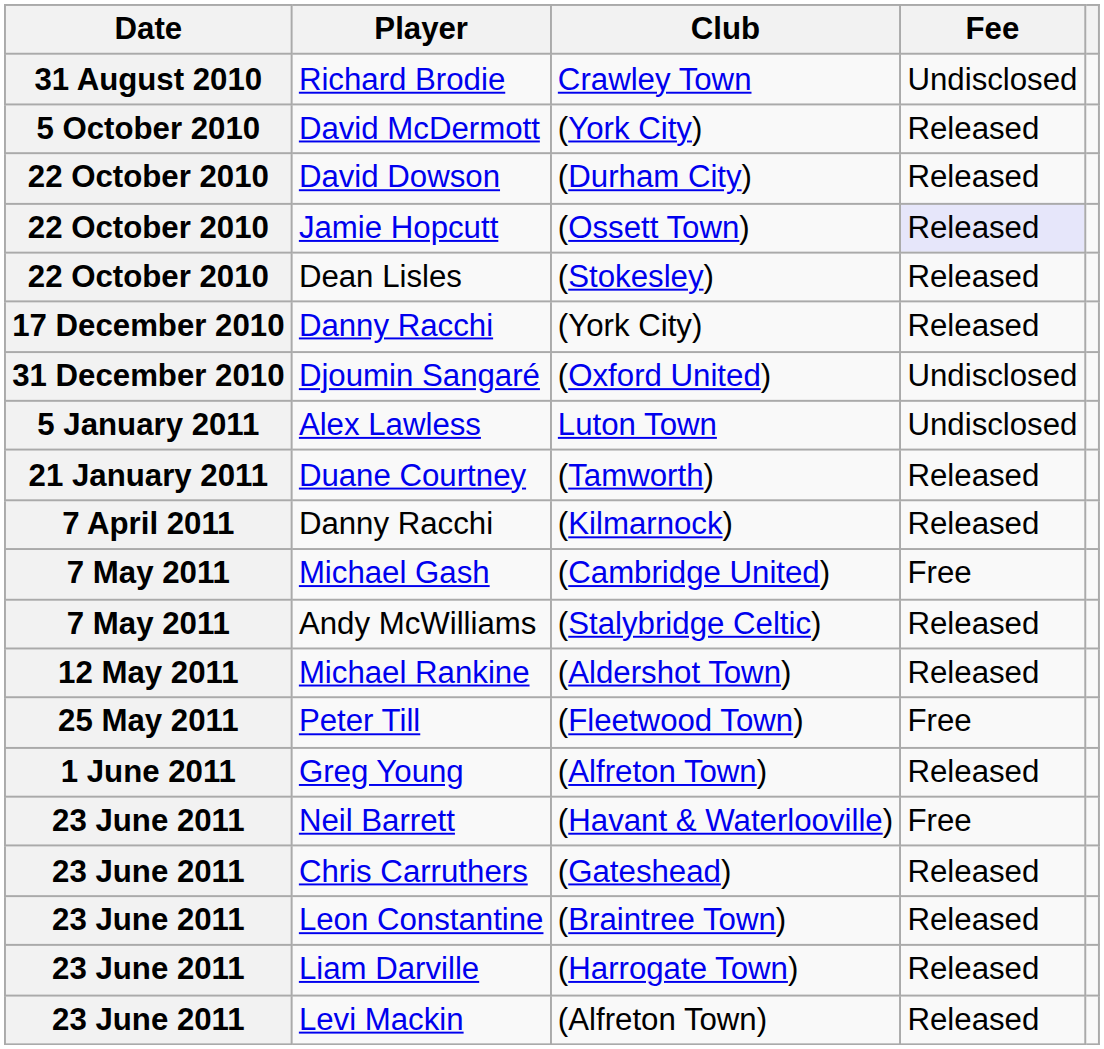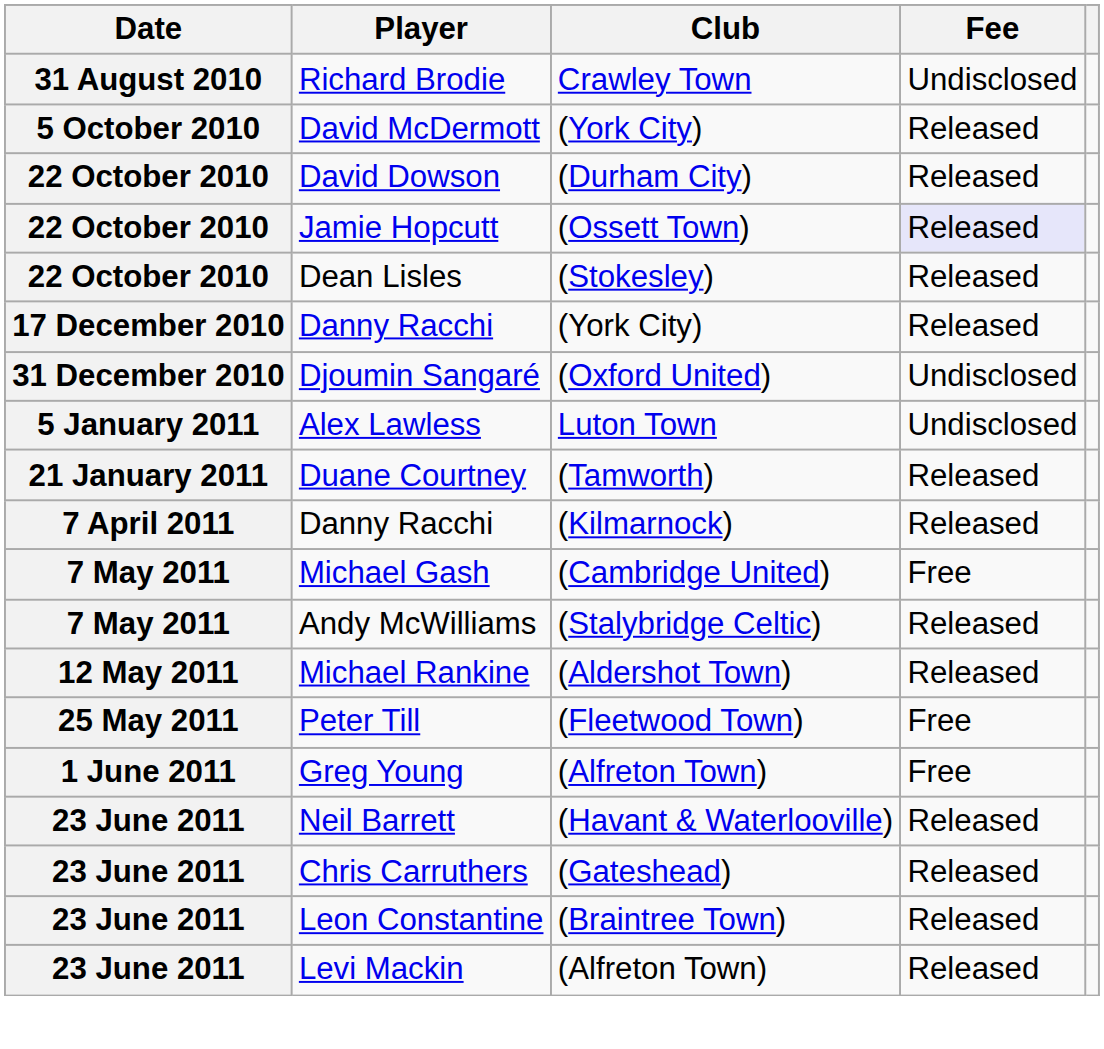(973, 771) Released -> (940, 771) Free
(940, 820) Free -> (973, 820) Released
- row: (389, 969)
